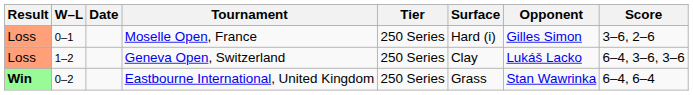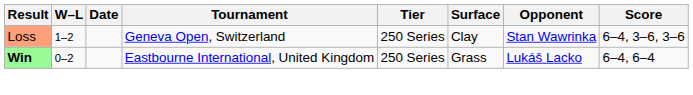- row: (191, 36)
(544, 57) Lukáš Lacko -> (551, 36) Stan Wawrinka
(551, 79) Stan Wawrinka -> (544, 57) Lukáš Lacko
